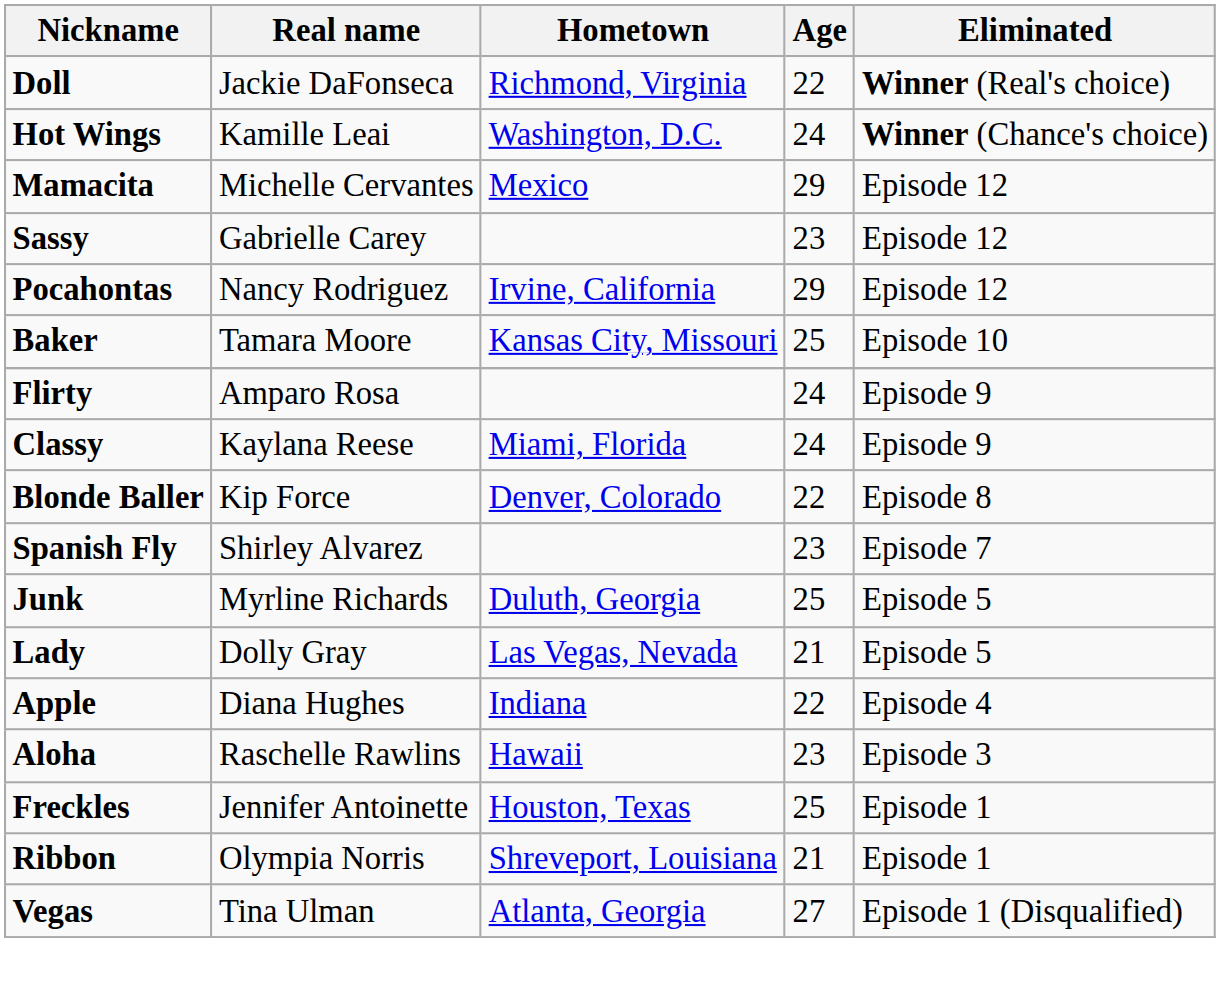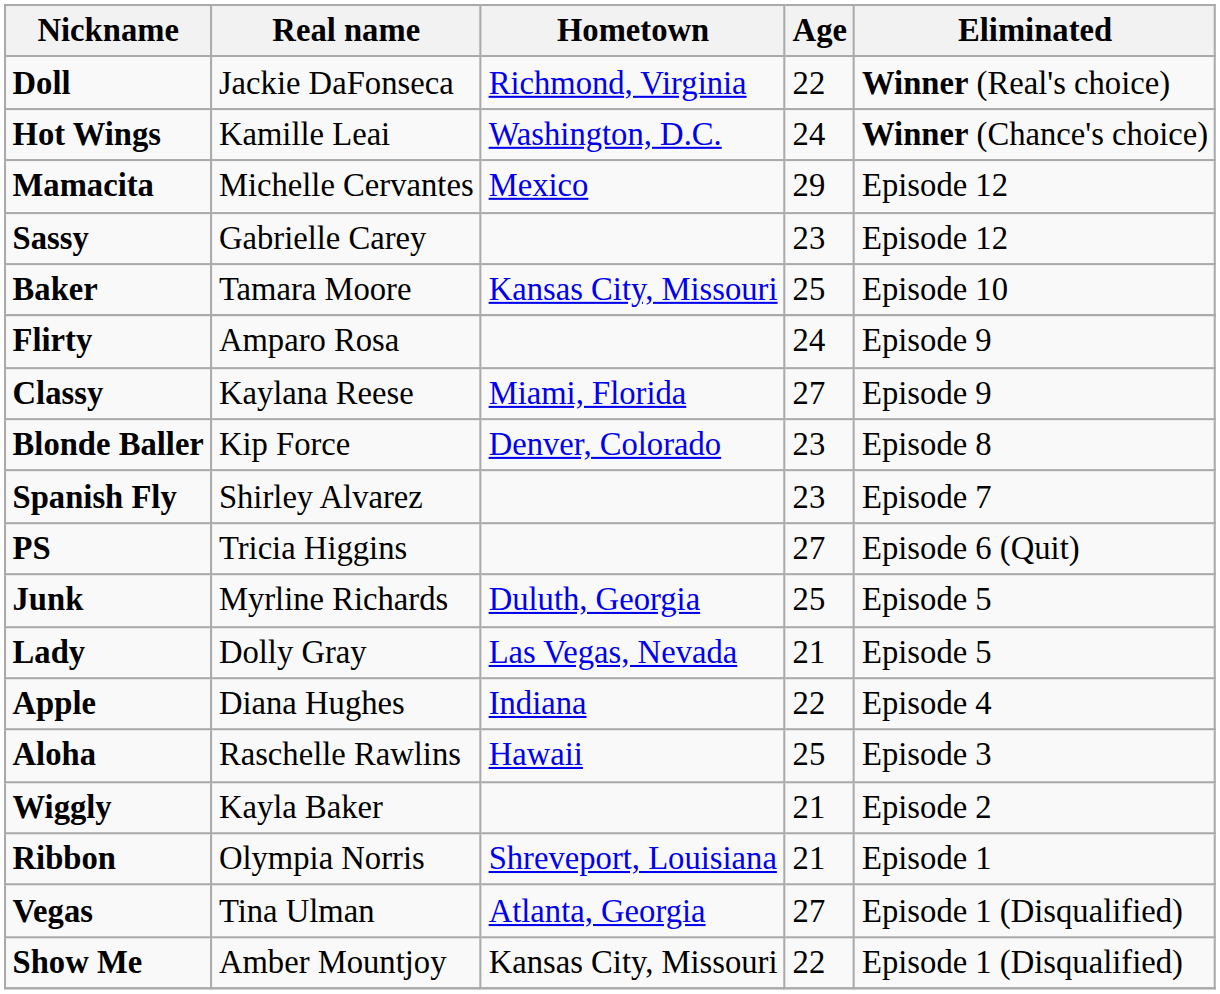- row: (92, 289)
(809, 444) 24 -> (809, 392) 27
(809, 496) 22 -> (809, 444) 23
+ row: (32, 548)
(809, 755) 23 -> (809, 755) 25
+ row: (62, 806)
- row: (71, 806)
+ row: (77, 962)
